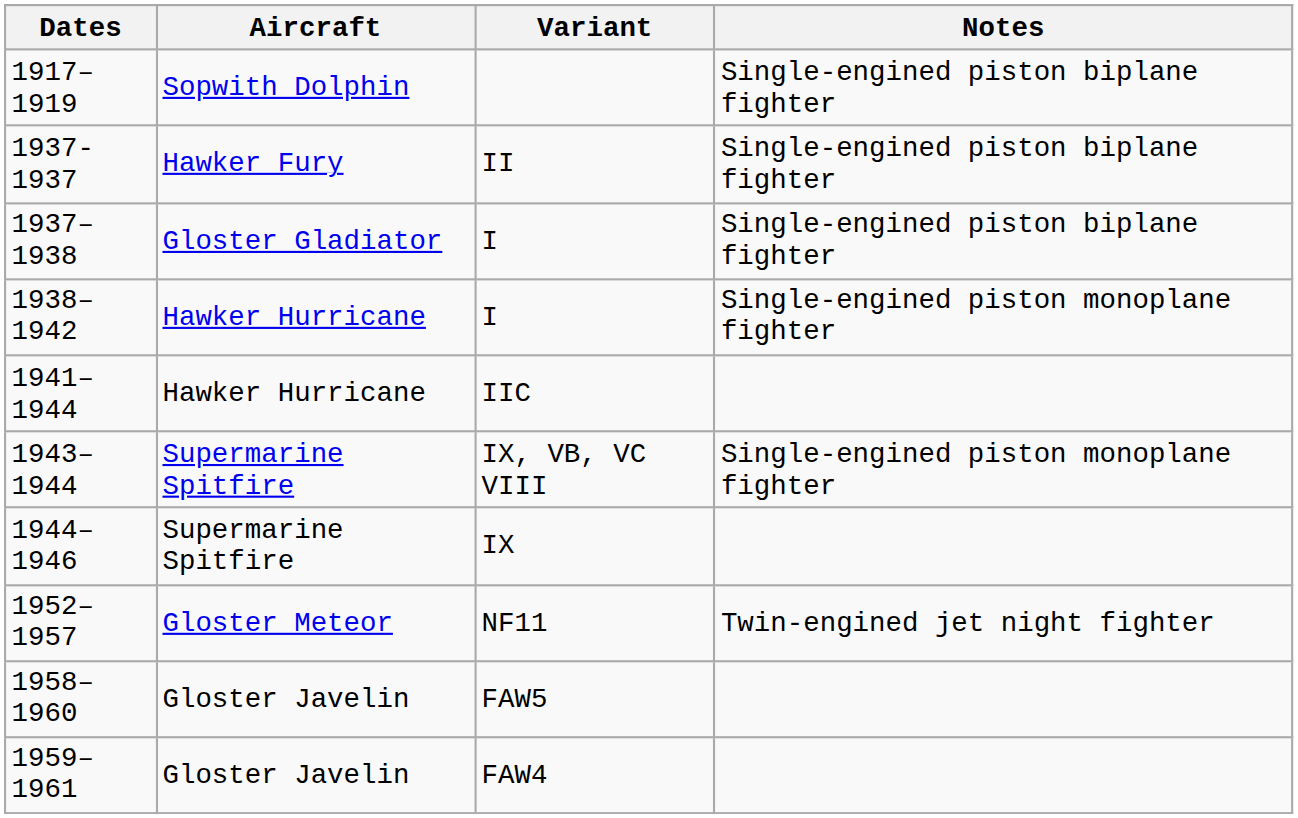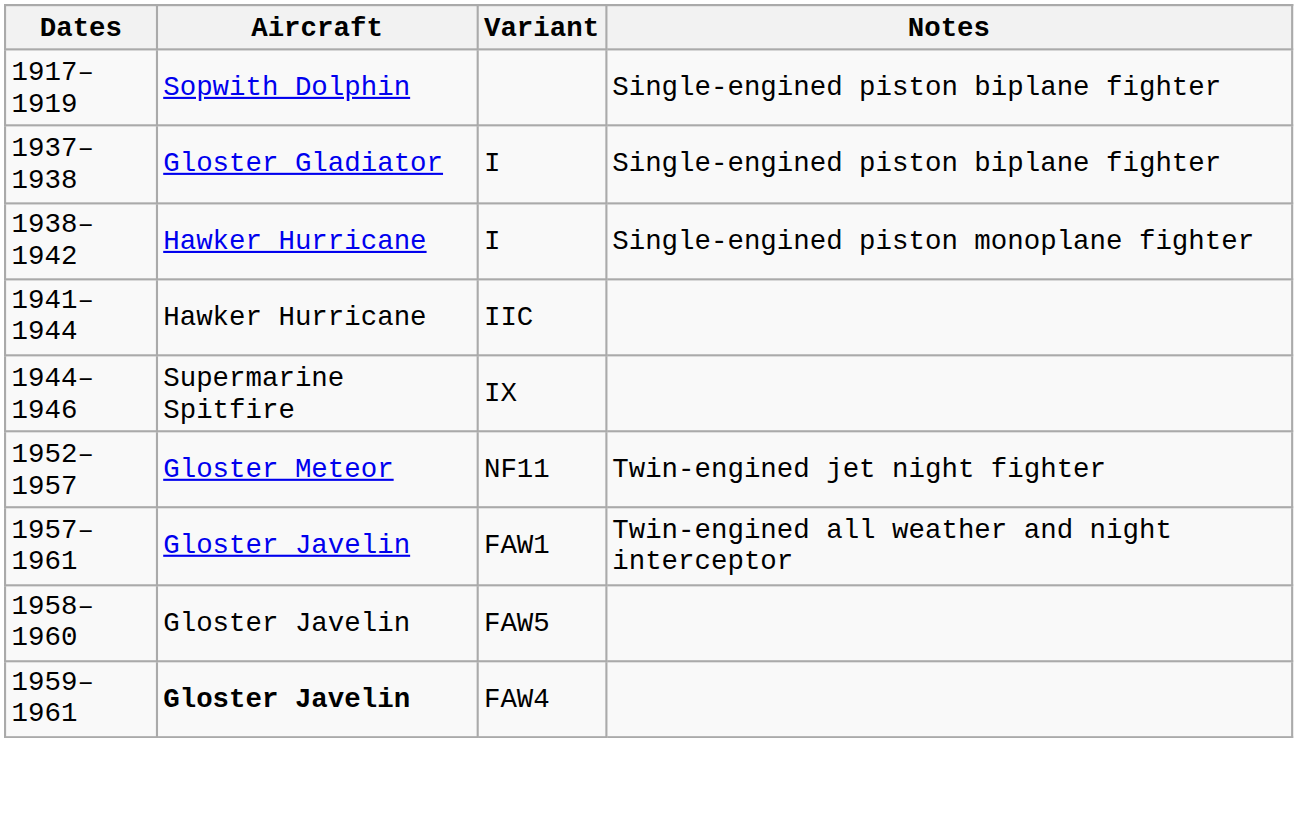- row: (53, 164)
- row: (53, 470)
+ row: (53, 546)
(286, 775) normal -> (287, 699) bold
